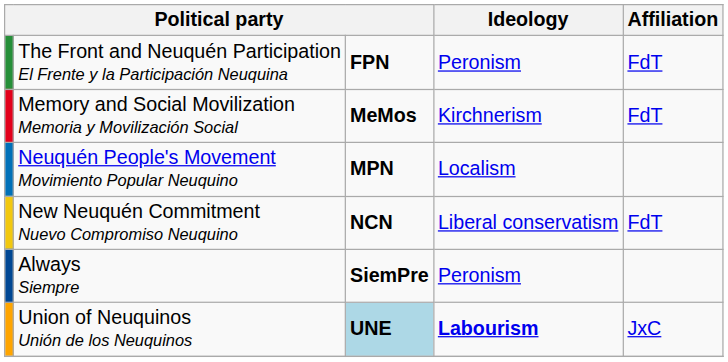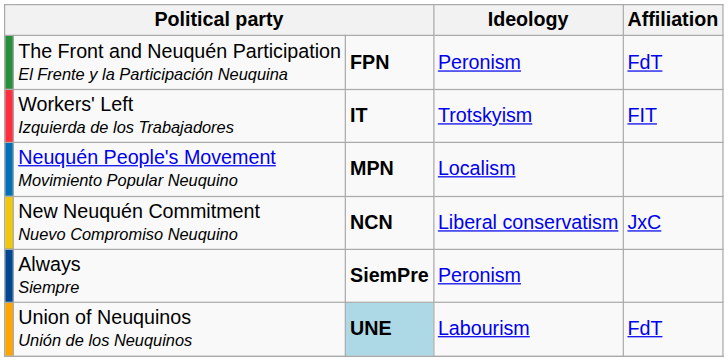+ row: (126, 115)
- row: (157, 115)
(645, 222) FdT -> (644, 222) JxC
(488, 329) bold -> (484, 329) normal
(644, 329) JxC -> (645, 329) FdT
